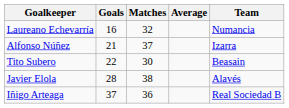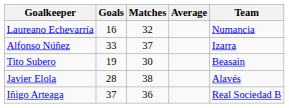(111, 45) 21 -> (111, 45) 33
(111, 62) 22 -> (111, 62) 19
